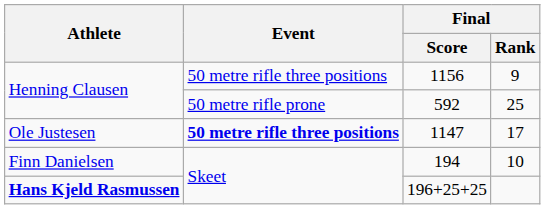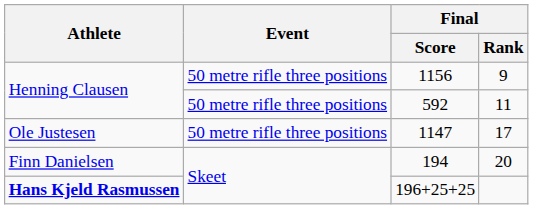(256, 104) 50 metre rifle prone -> (287, 104) 50 metre rifle three positions
(515, 104) 25 -> (503, 104) 11
(293, 133) bold -> (287, 133) normal
(515, 161) 10 -> (503, 161) 20
